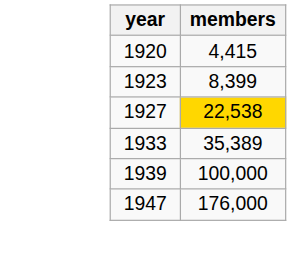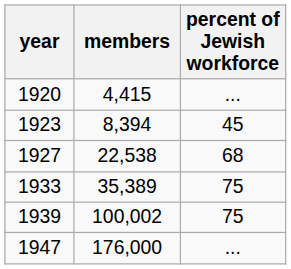+ column: (233, 41)
(233, 81) 8,399 -> (127, 125) 8,394
(233, 112) gold background -> (127, 155) no background
(233, 173) 100,000 -> (127, 217) 100,002
